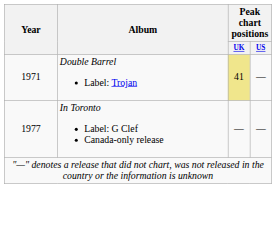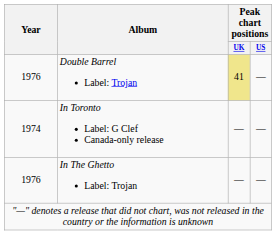(31, 77) 1971 -> (31, 77) 1976
(31, 129) 1977 -> (31, 129) 1974
+ row: (143, 175)
